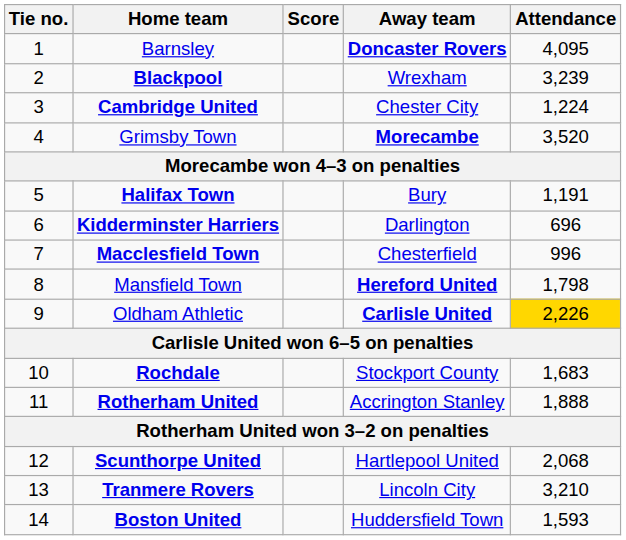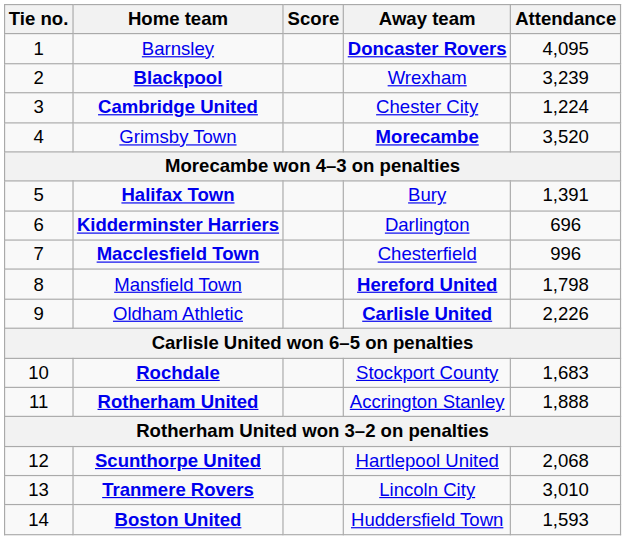(566, 195) 1,191 -> (566, 195) 1,391
(566, 313) gold background -> (566, 313) no background
(566, 490) 3,210 -> (566, 490) 3,010
